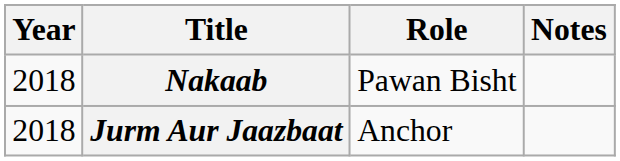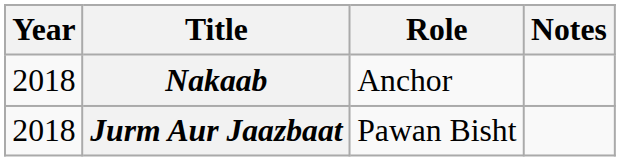(437, 79) Pawan Bisht -> (405, 79) Anchor
(405, 130) Anchor -> (437, 130) Pawan Bisht
